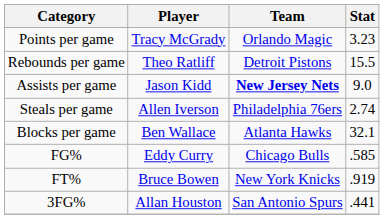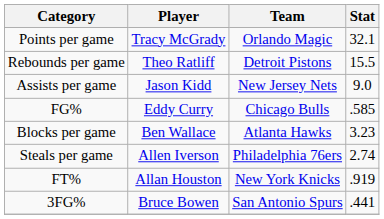(362, 39) 3.23 -> (362, 39) 32.1
(287, 86) bold -> (287, 86) normal
rows swapped: (66, 109) <-> (66, 156)
(362, 132) 32.1 -> (362, 132) 3.23
(178, 179) Bruce Bowen -> (178, 179) Allan Houston
(178, 202) Allan Houston -> (178, 202) Bruce Bowen
